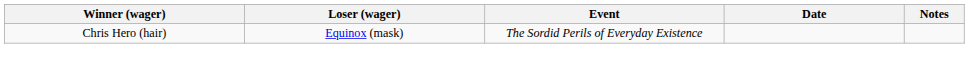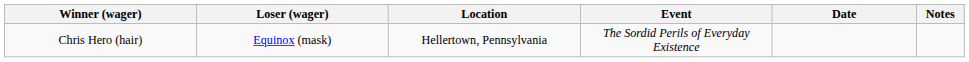+ column: (484, 14)
